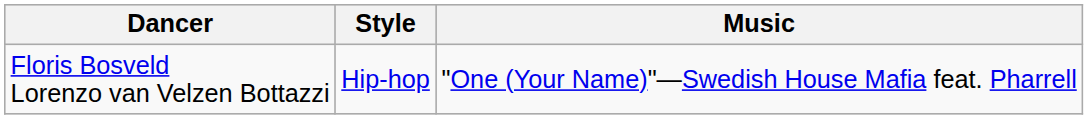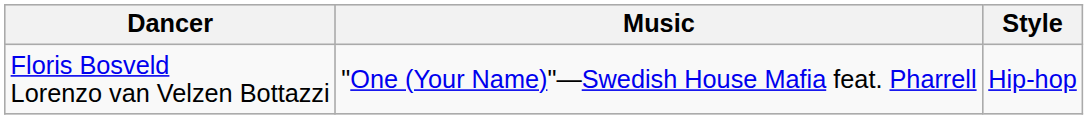columns swapped: (386, 24) <-> (759, 24)
